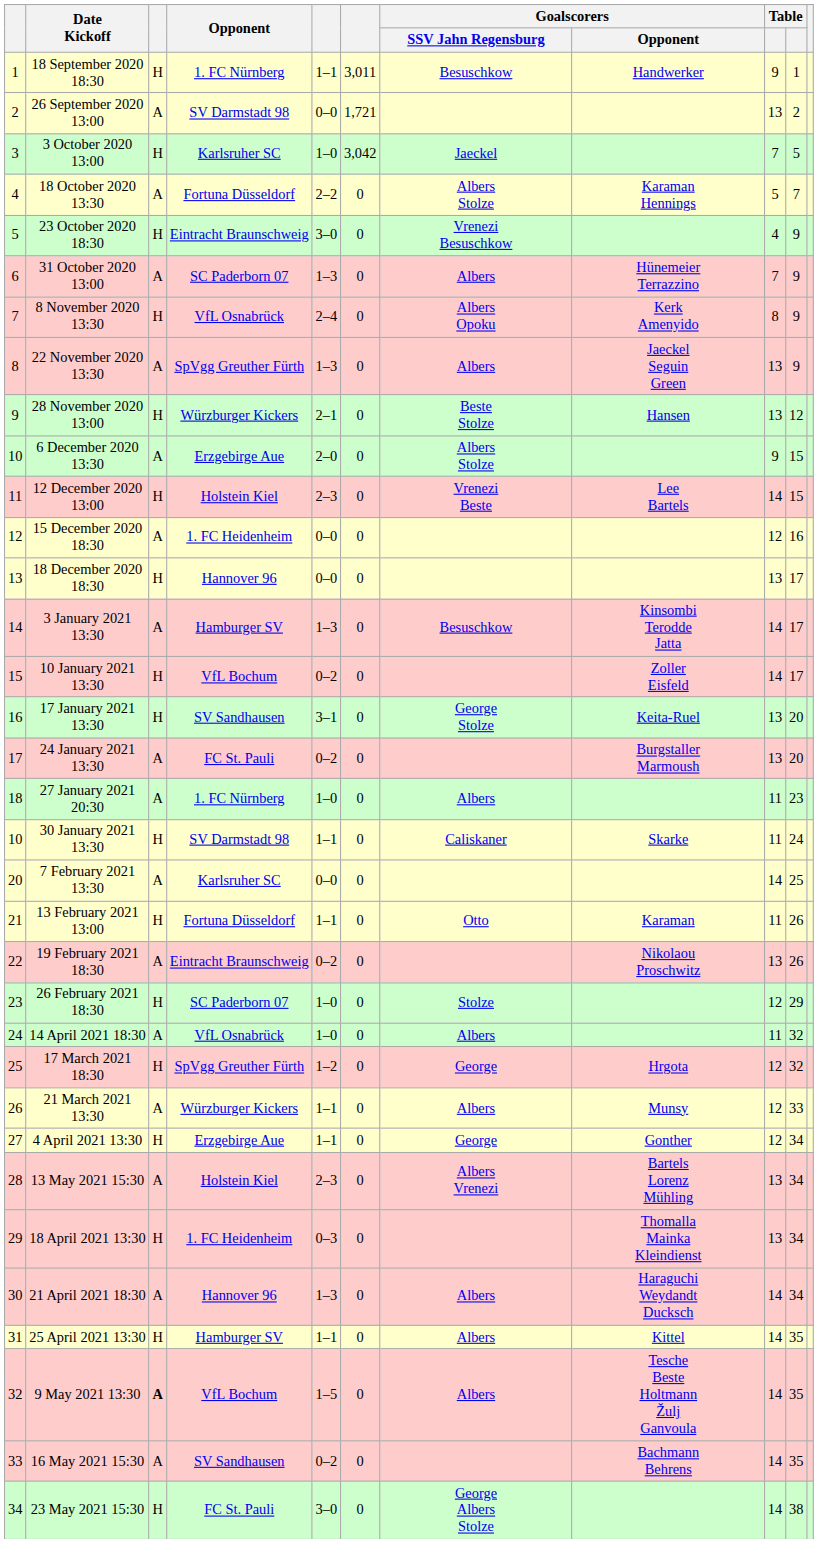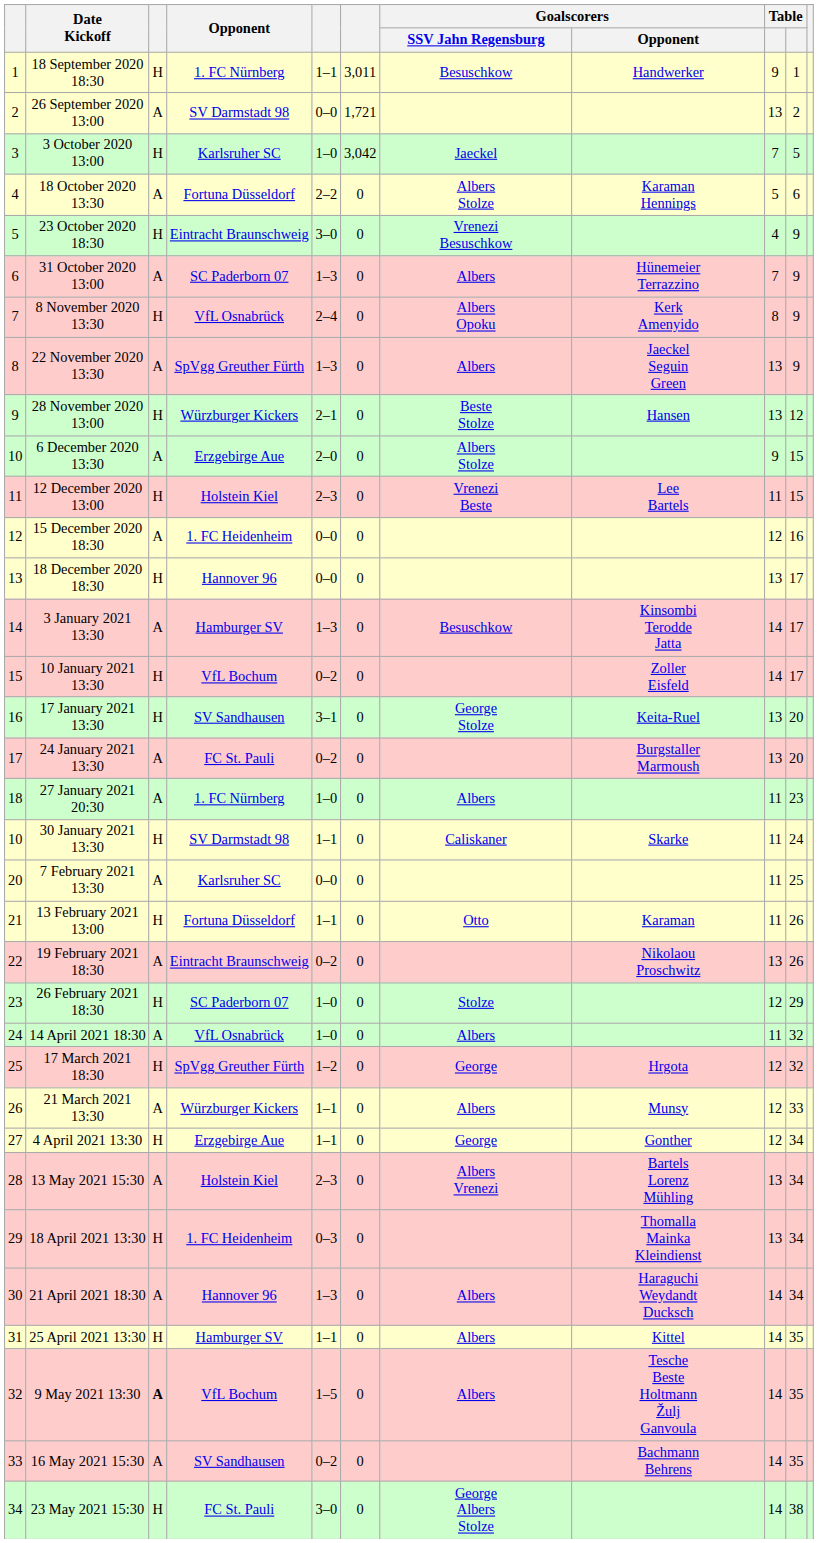(796, 194) 7 -> (796, 194) 6
(775, 496) 14 -> (775, 496) 11
(775, 880) 14 -> (775, 880) 11
